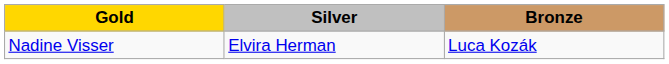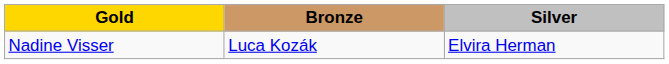columns swapped: (334, 17) <-> (554, 17)
